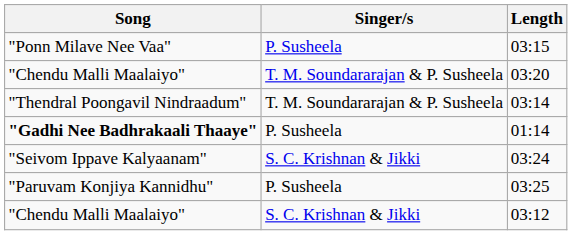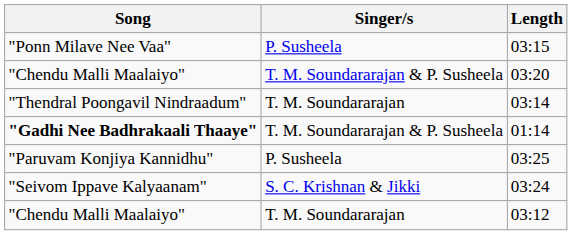(384, 102) T. M. Soundararajan & P. Susheela -> (335, 102) T. M. Soundararajan
(303, 131) P. Susheela -> (384, 131) T. M. Soundararajan & P. Susheela
rows swapped: (530, 159) <-> (530, 187)
(343, 215) S. C. Krishnan & Jikki -> (335, 215) T. M. Soundararajan
